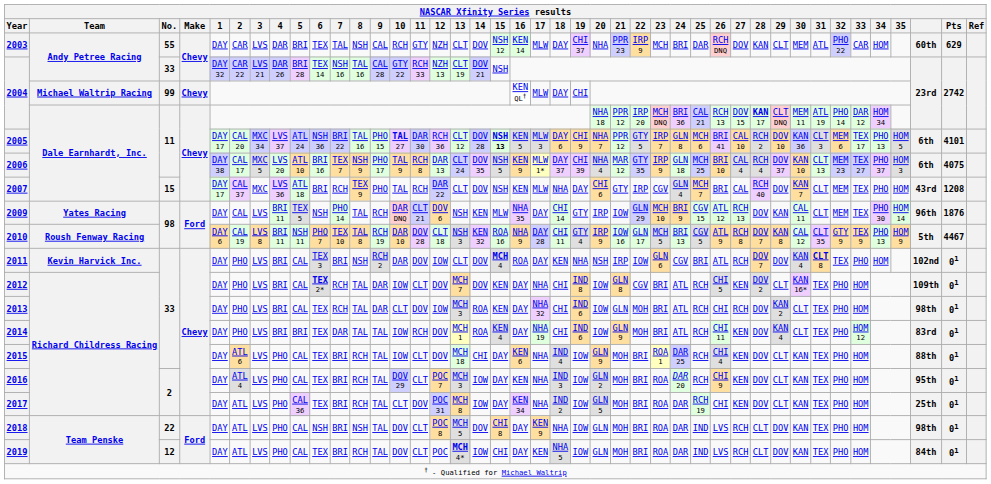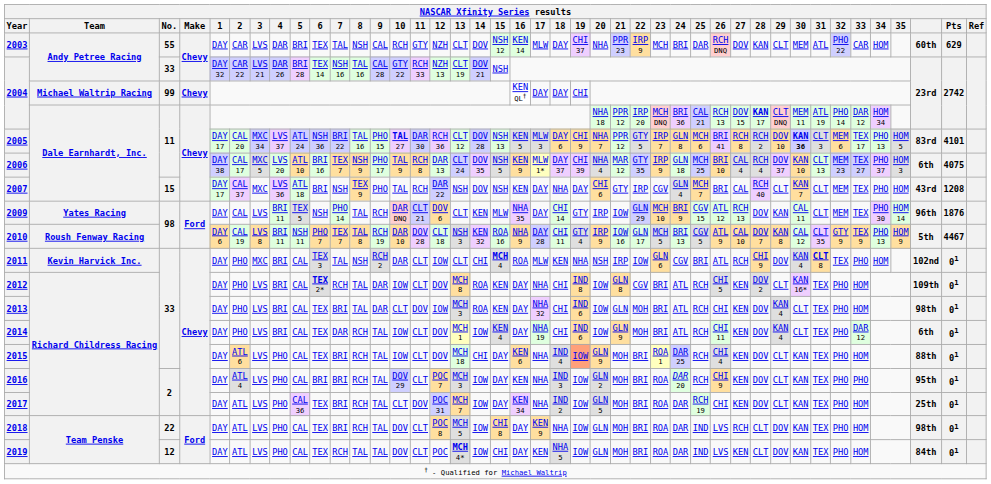(540, 93) MLW -> (540, 93) DAY
(500, 141) bold -> (500, 141) normal
(741, 141) CAL 10 -> (741, 141) RCH 8
(801, 141) normal -> (801, 141) bold
(926, 141) 6th -> (926, 141) 83rd
(340, 189) RCH -> (340, 189) NSH
(460, 189) CLT -> (460, 189) NSH
(540, 189) MLW -> (540, 189) DAY
(781, 189) DOV -> (781, 189) CLT
(460, 212) NSH -> (460, 212) CLT
(340, 236) TEX 10 -> (340, 236) TEX 7
(741, 236) RCH 8 -> (741, 236) CAL 10
(260, 260) LVS -> (260, 260) MXC
(340, 260) BRI -> (340, 260) TAL
(420, 260) DOV -> (420, 260) CLT
(480, 260) DOV -> (480, 260) CHI
(540, 260) DAY -> (540, 260) MLW
(761, 260) DOV 7 -> (761, 260) CHI 9
(460, 284) MCH 7 -> (460, 284) MCH 8
(480, 284) DOV -> (480, 284) ROA
(340, 308) RCH -> (340, 308) BRI
(741, 308) RCH -> (741, 308) KEN
(781, 308) KAN 2 -> (781, 308) KAN 4
(300, 332) BRI -> (300, 332) CAL
(360, 332) TAL -> (360, 332) RCH
(420, 332) RCH -> (420, 332) CLT
(480, 332) ROA -> (480, 332) IOW
(861, 332) HOM 12 -> (861, 332) DAR 12
(926, 332) 83rd -> (926, 332) 6th
(580, 356) no background -> (580, 356) lightsalmon background
(320, 380) TEX -> (320, 380) BRI
(861, 380) HOM -> (861, 380) PHO
(460, 404) MCH 8 -> (460, 404) MCH 7
(320, 428) NSH -> (320, 428) TEX
(360, 428) NSH -> (360, 428) RCH
(480, 428) DOV -> (480, 428) IOW
(340, 452) BRI -> (340, 452) RCH
(360, 452) RCH -> (360, 452) TAL
(741, 452) RCH -> (741, 452) KEN
